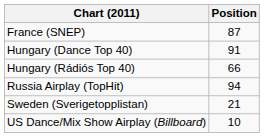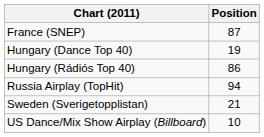(234, 50) 91 -> (234, 50) 19
(234, 68) 66 -> (234, 68) 86
